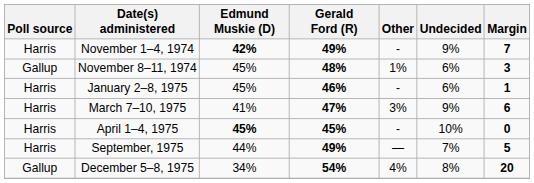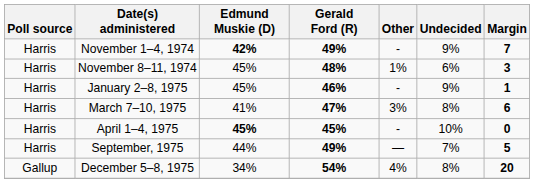(40, 69) Gallup -> (40, 69) Harris
(451, 88) 6% -> (451, 88) 9%
(451, 108) 9% -> (451, 108) 8%
